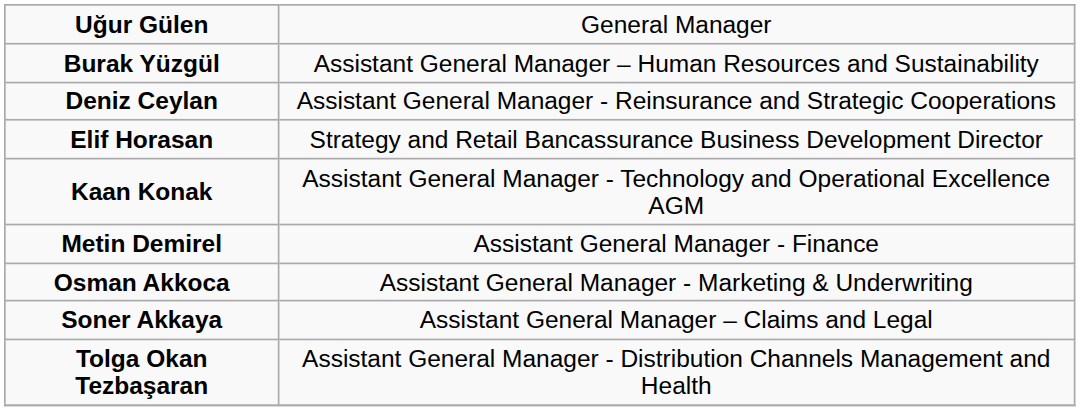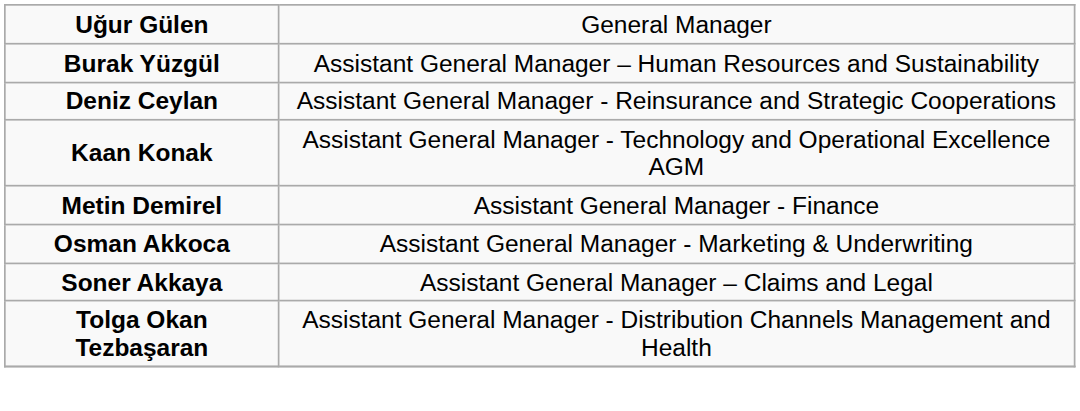- row: (142, 140)
